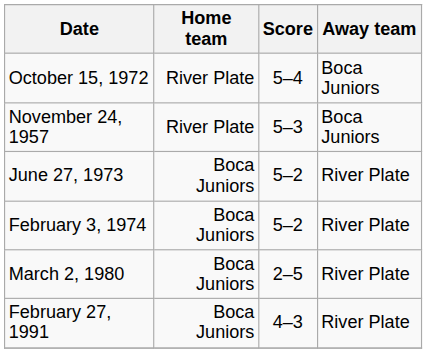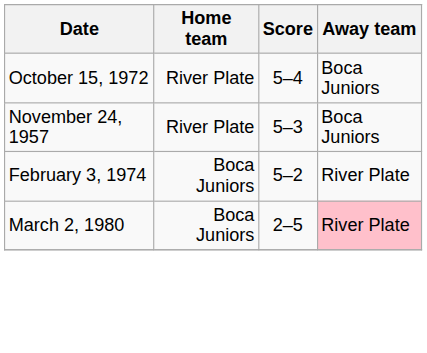- row: (66, 176)
(365, 274) no background -> (365, 225) pink background
- row: (60, 323)
